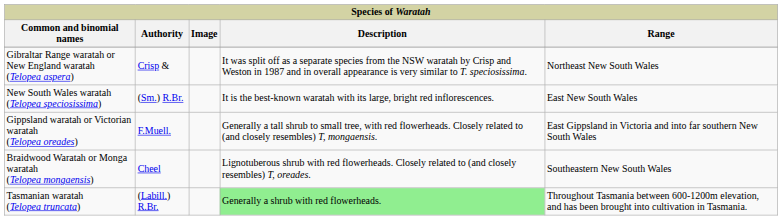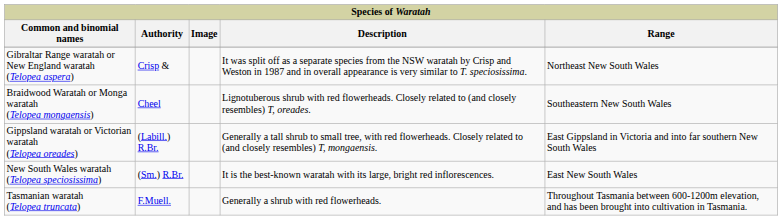rows swapped: (67, 169) <-> (59, 98)
(154, 131) F.Muell. -> (154, 142) (Labill.) R.Br.
(154, 201) (Labill.) R.Br. -> (154, 201) F.Muell.
(302, 201) lightgreen background -> (302, 201) no background
